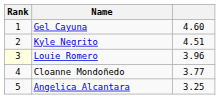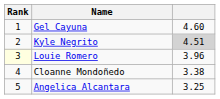(194, 41) no background -> (194, 41) lightgrey background
(194, 71) 3.77 -> (194, 71) 3.38
